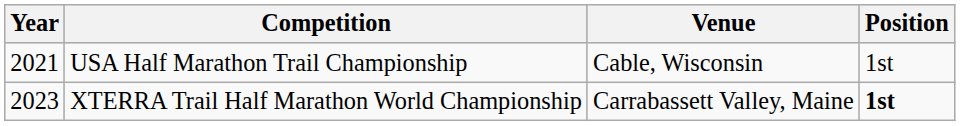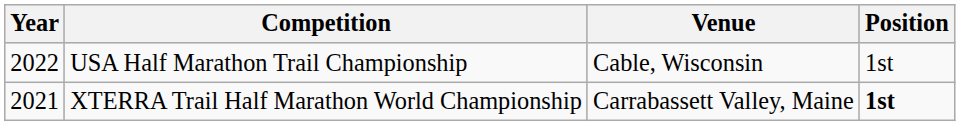(35, 62) 2021 -> (35, 62) 2022
(35, 100) 2023 -> (35, 100) 2021
